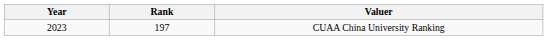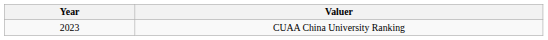- column: (162, 12)
